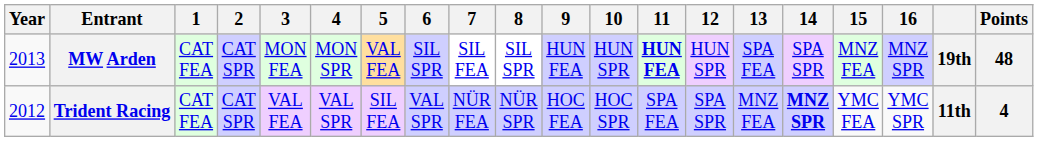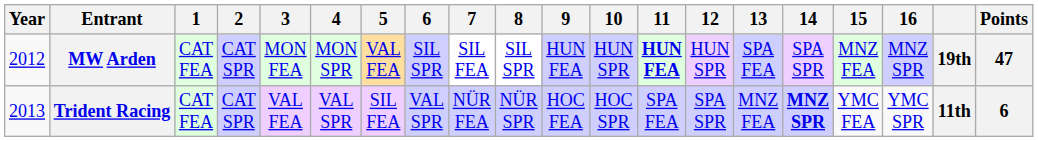(27, 59) 2013 -> (27, 59) 2012
(1004, 59) 48 -> (1004, 59) 47
(27, 110) 2012 -> (27, 110) 2013
(1004, 110) 4 -> (1004, 110) 6
